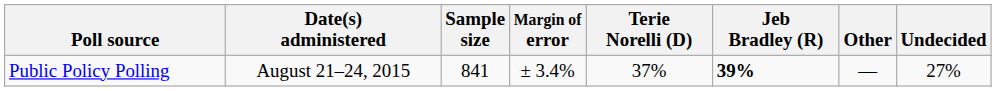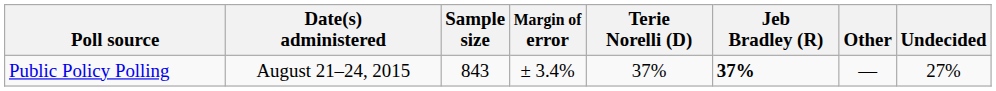(475, 70) 841 -> (475, 70) 843
(736, 70) 39% -> (736, 70) 37%
